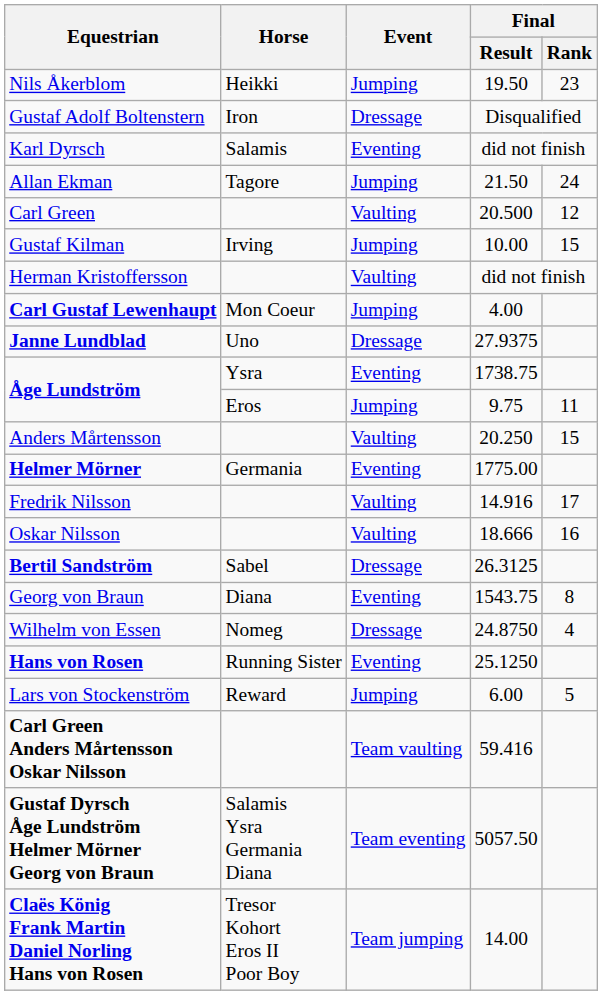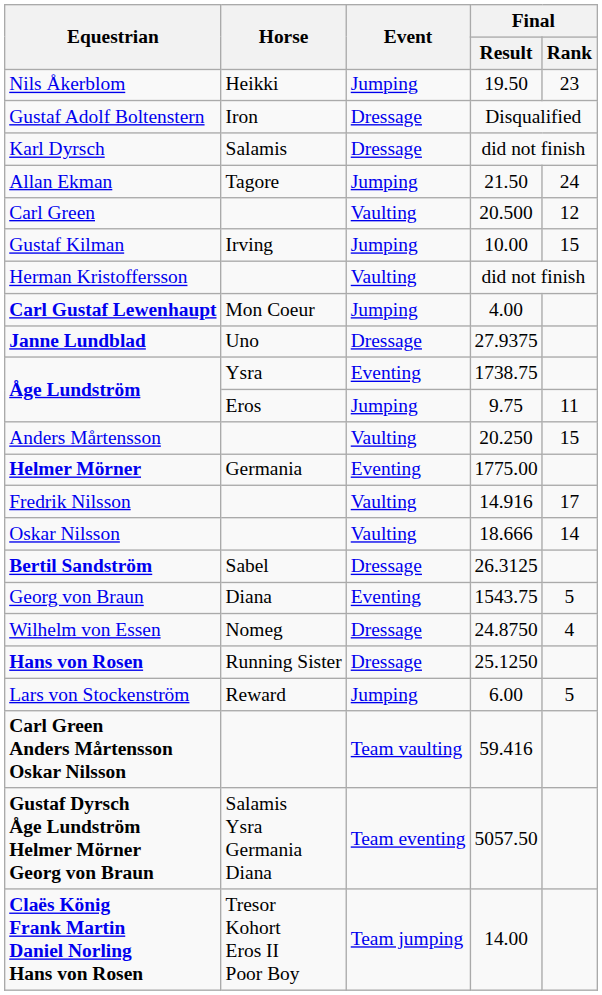(386, 149) Eventing -> (386, 149) Dressage
(569, 533) 16 -> (569, 533) 14
(569, 598) 8 -> (569, 598) 5
(386, 662) Eventing -> (386, 662) Dressage
